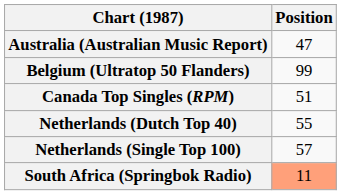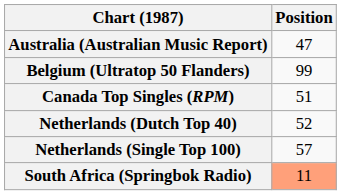(304, 123) 55 -> (304, 123) 52
